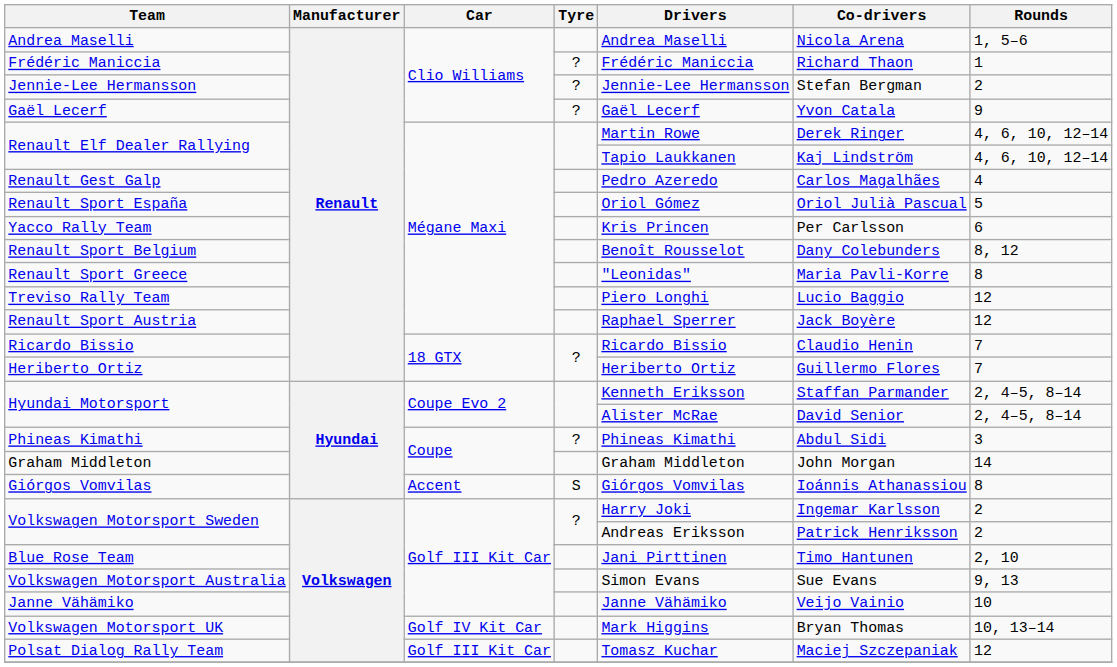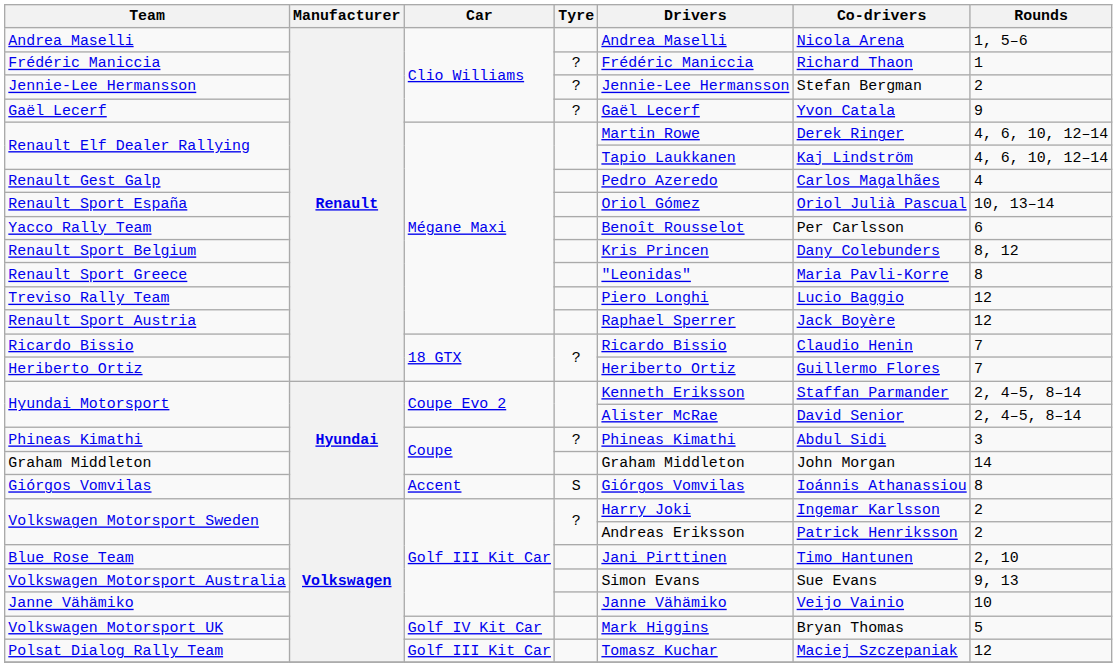(978, 204) 5 -> (1014, 204) 10, 13–14
(655, 228) Kris Princen -> (673, 228) Benoît Rousselot
(673, 251) Benoît Rousselot -> (655, 251) Kris Princen
(1014, 627) 10, 13–14 -> (978, 627) 5
